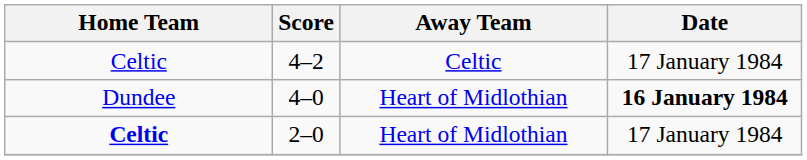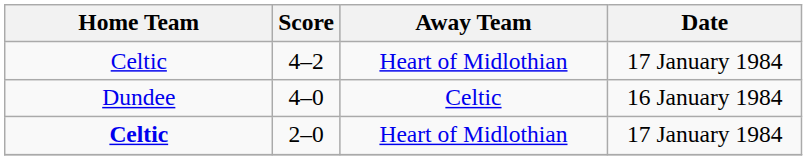(473, 60) Celtic -> (473, 60) Heart of Midlothian
(473, 97) Heart of Midlothian -> (473, 97) Celtic
(705, 97) bold -> (705, 97) normal
